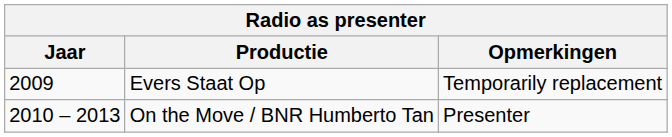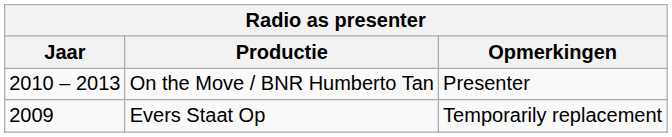rows swapped: (197, 83) <-> (282, 115)
